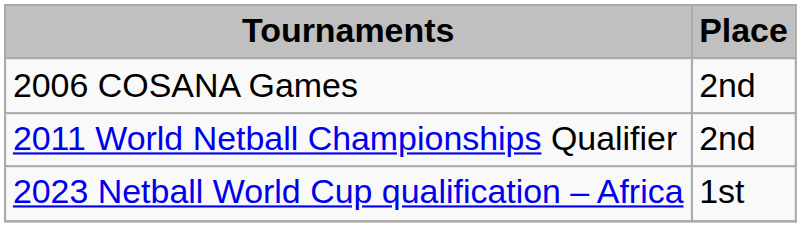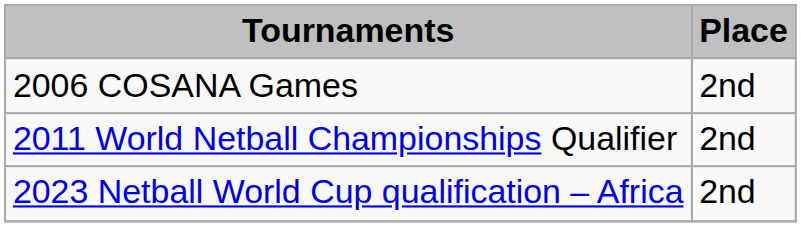(722, 192) 1st -> (727, 192) 2nd
